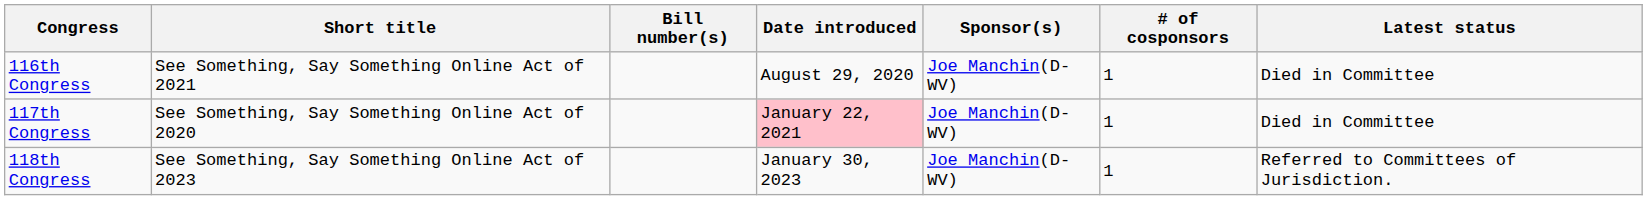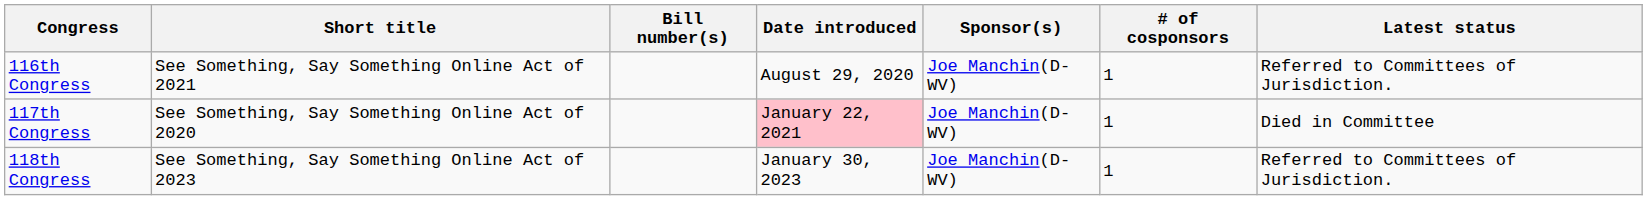(1348, 76) Died in Committee -> (1388, 76) Referred to Committees of Jurisdiction.
